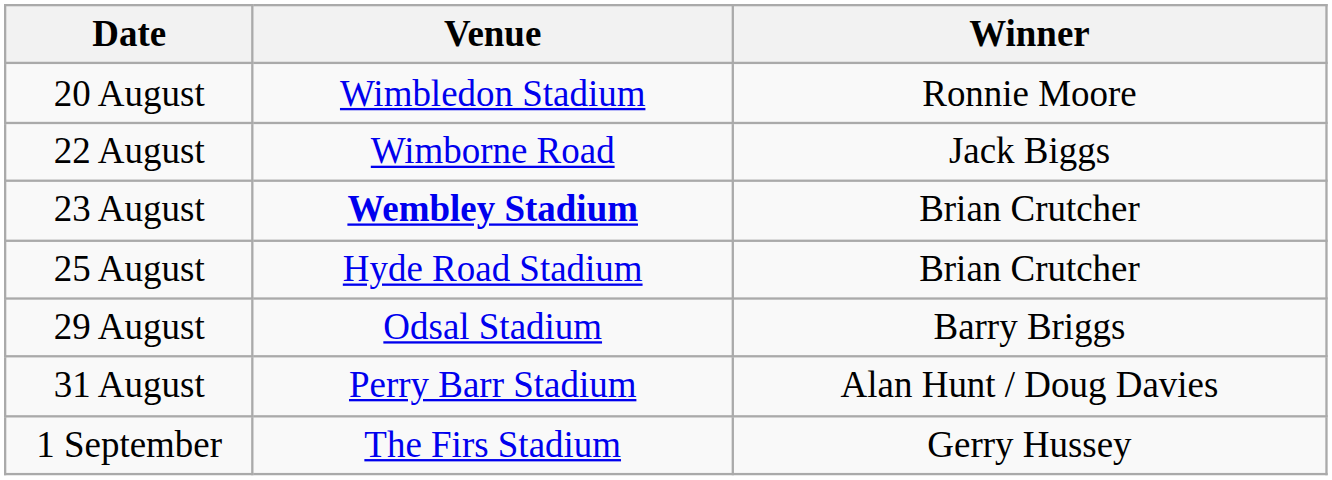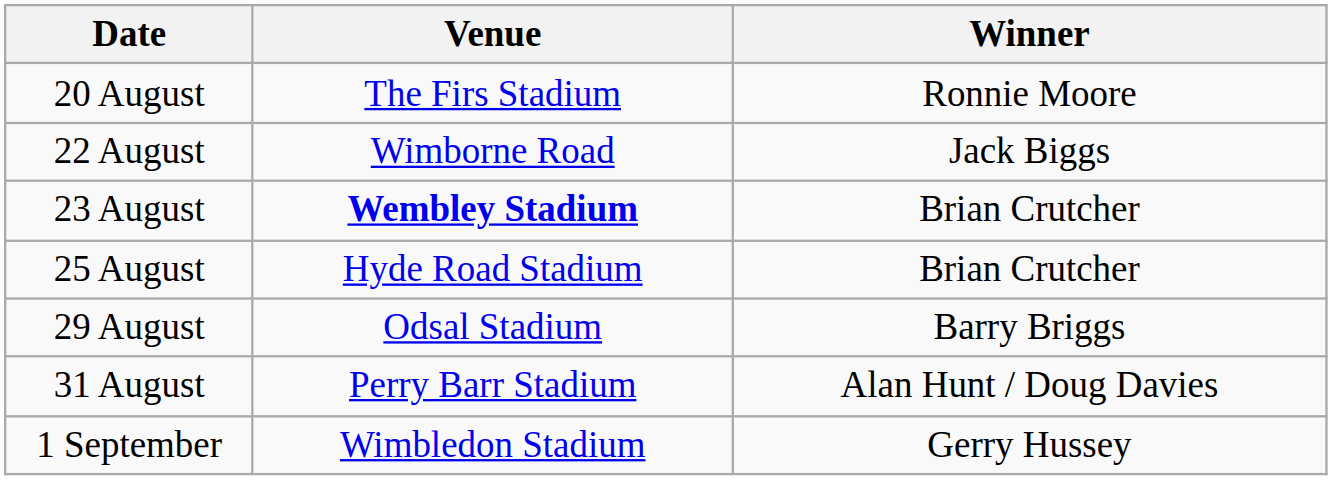(493, 92) Wimbledon Stadium -> (493, 92) The Firs Stadium
(493, 444) The Firs Stadium -> (493, 444) Wimbledon Stadium
